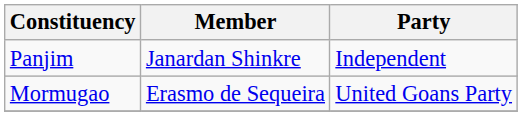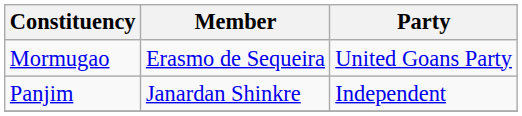rows swapped: (60, 93) <-> (42, 57)
